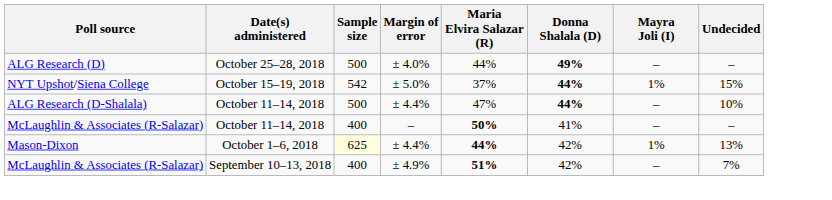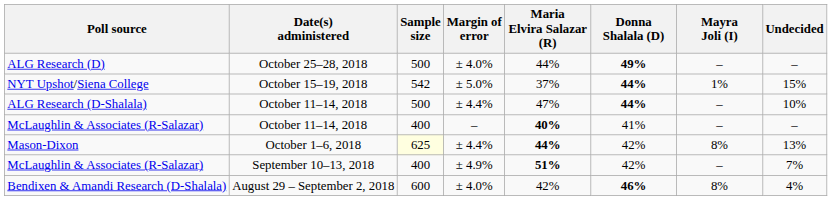(484, 124) 50% -> (548, 124) 40%
(656, 144) 1% -> (719, 144) 8%
+ row: (117, 185)
